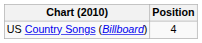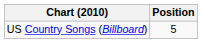(174, 30) 4 -> (174, 30) 5
